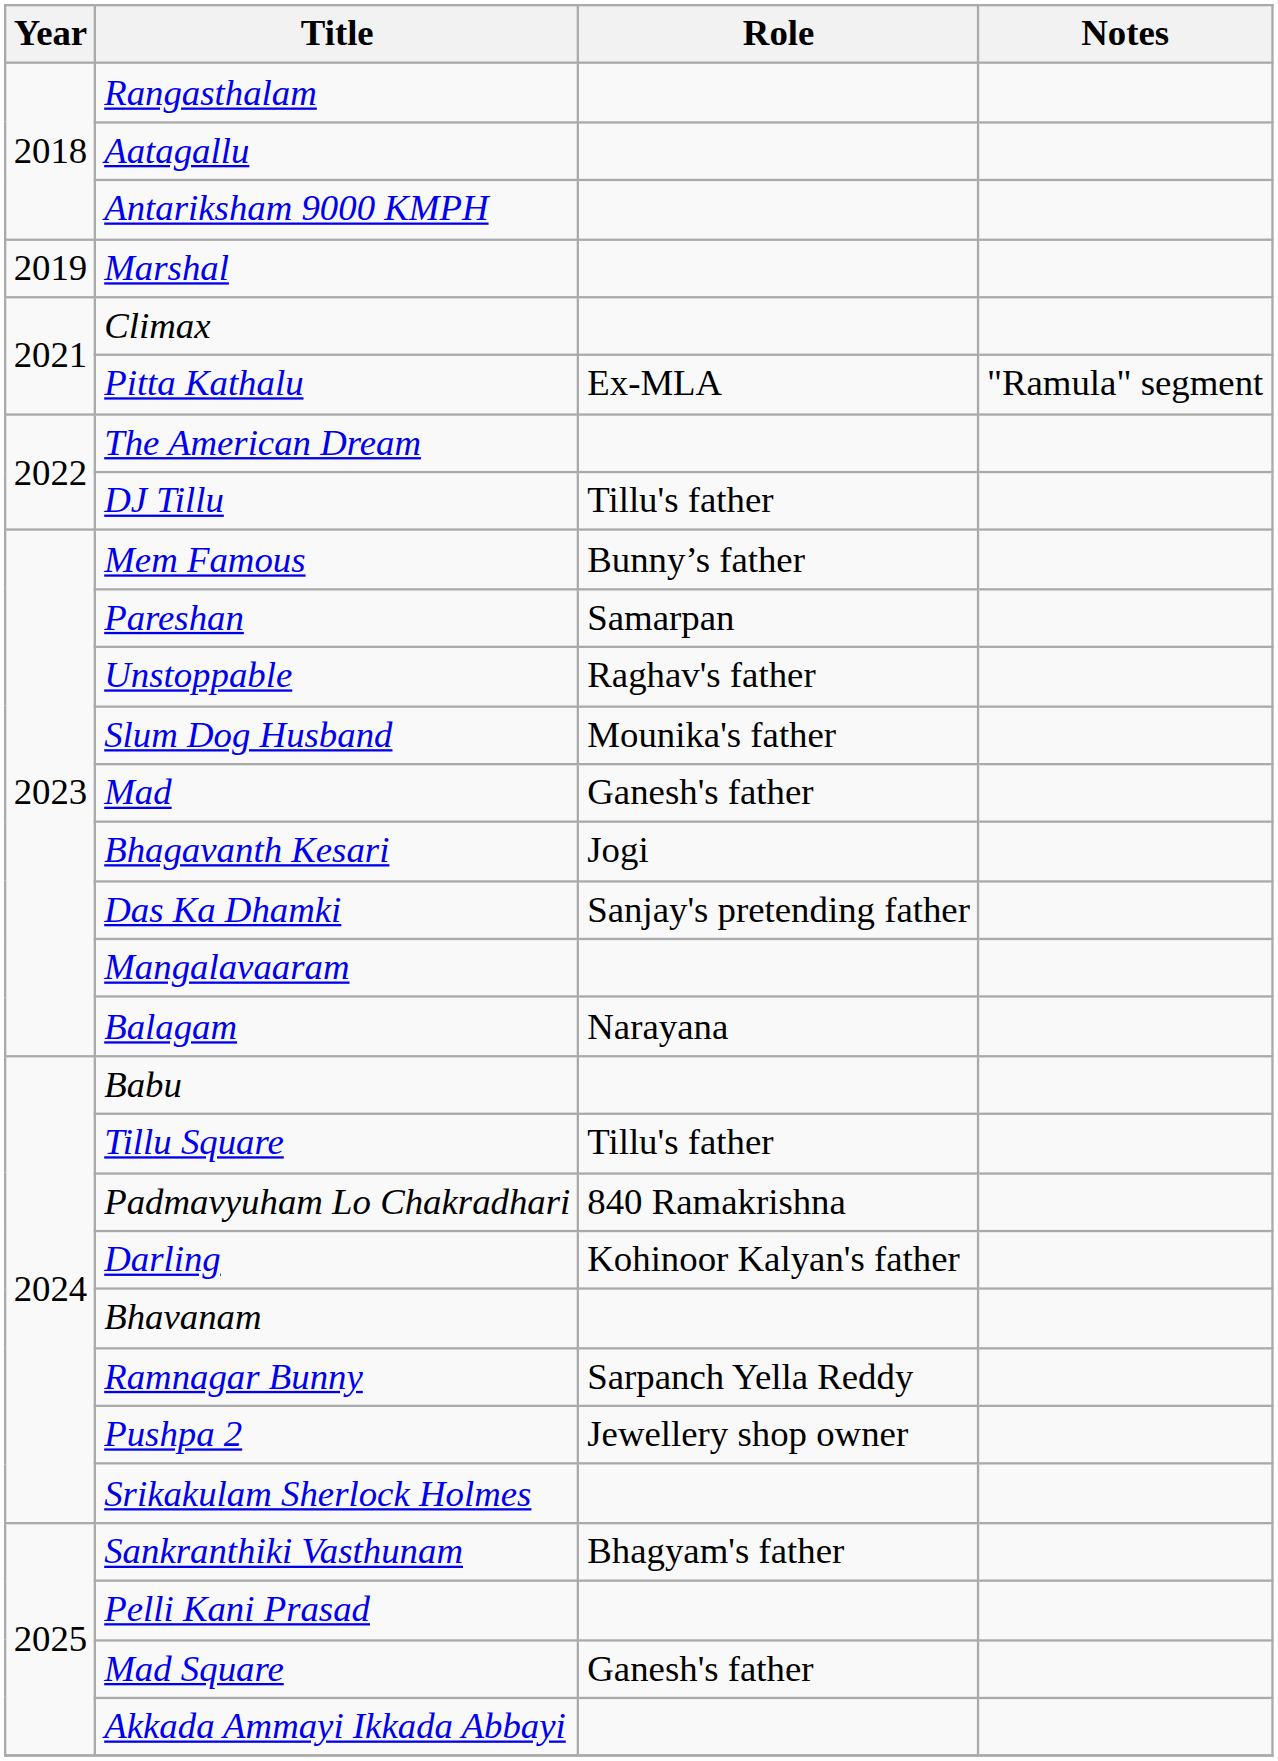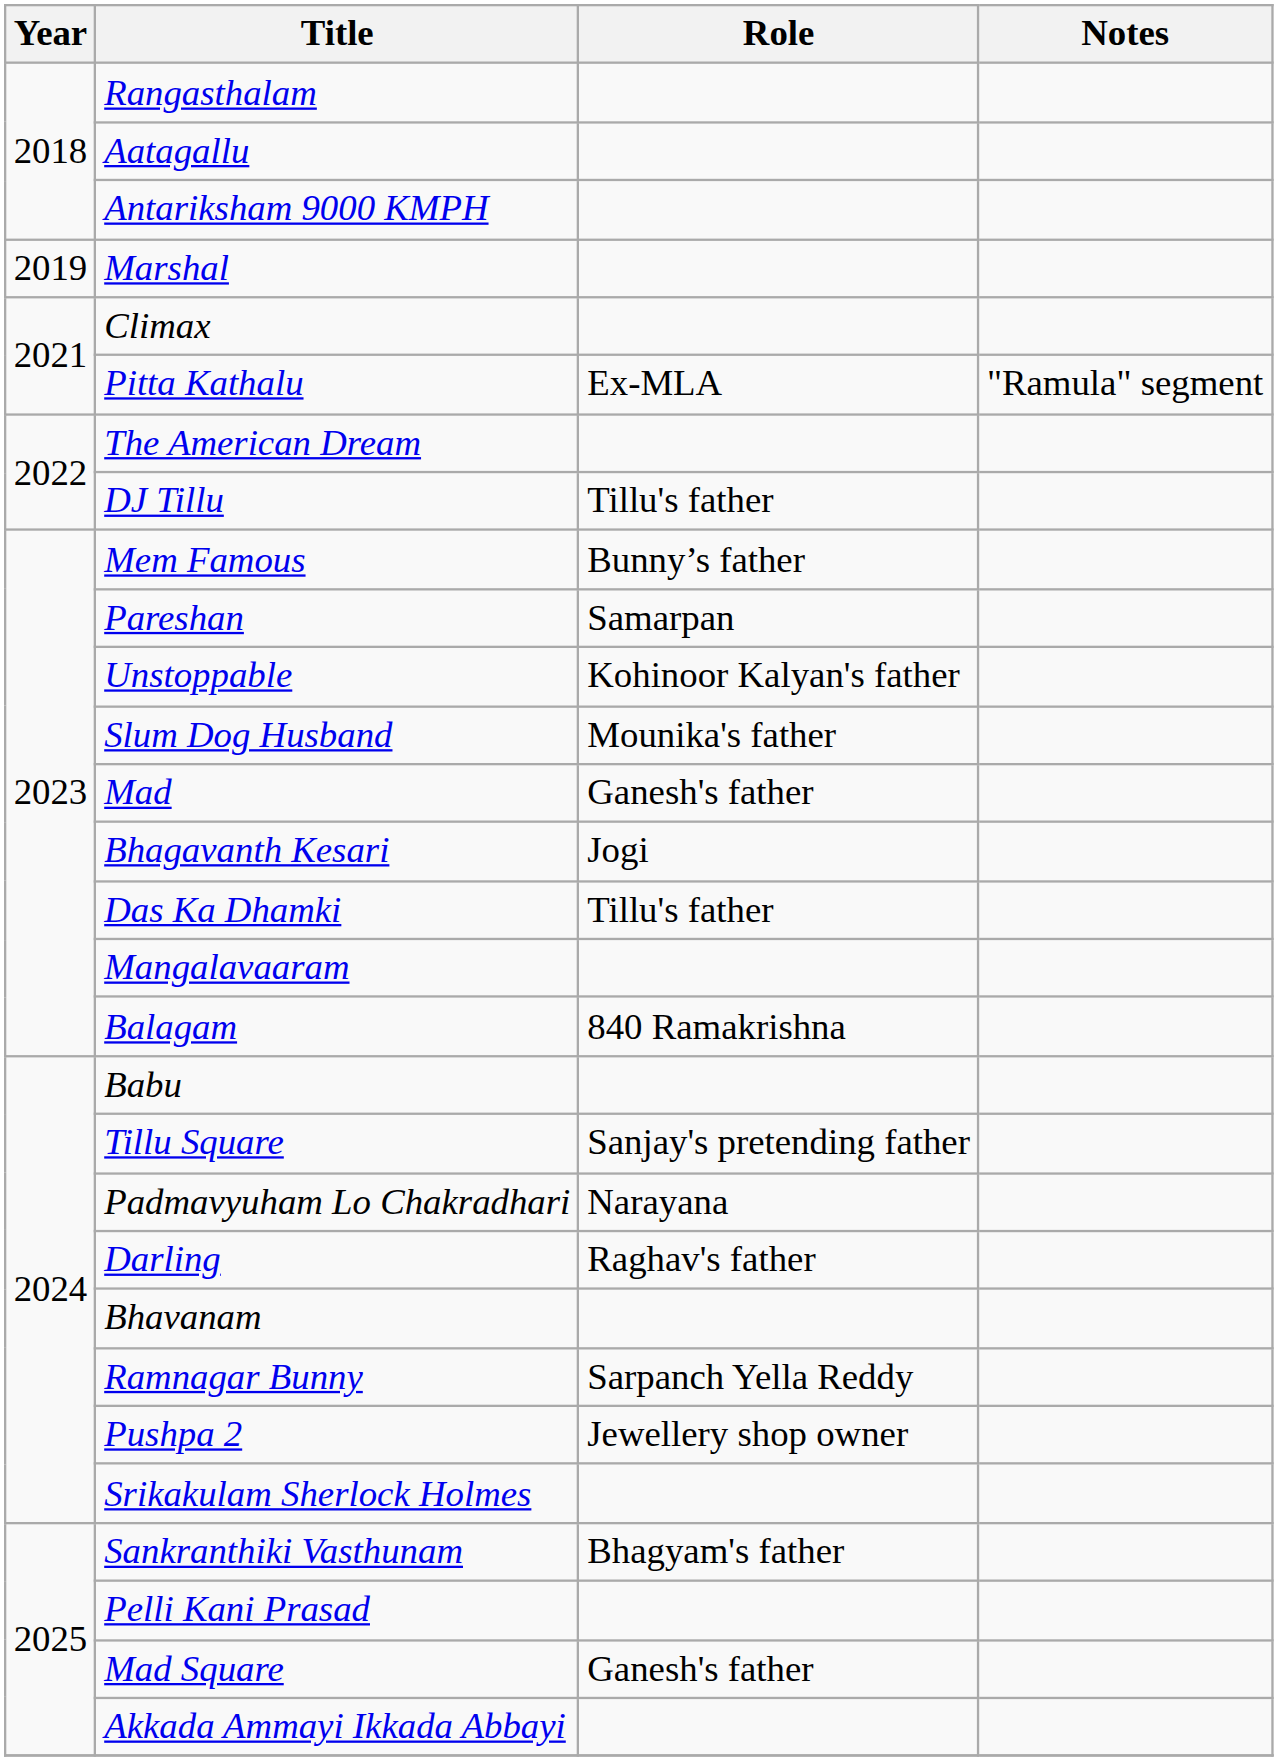(701, 675) Raghav's father -> (774, 675) Kohinoor Kalyan's father
(779, 909) Sanjay's pretending father -> (680, 909) Tillu's father
(658, 1025) Narayana -> (717, 1025) 840 Ramakrishna
(680, 1142) Tillu's father -> (779, 1142) Sanjay's pretending father
(717, 1200) 840 Ramakrishna -> (658, 1200) Narayana
(774, 1259) Kohinoor Kalyan's father -> (701, 1259) Raghav's father
